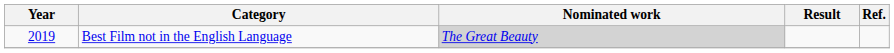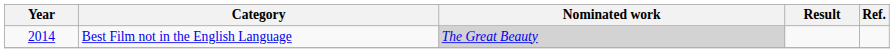(42, 36) 2019 -> (42, 36) 2014
